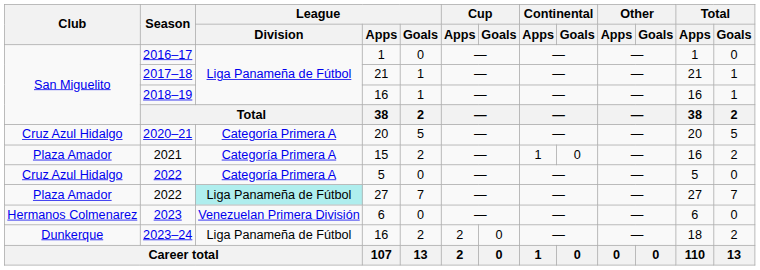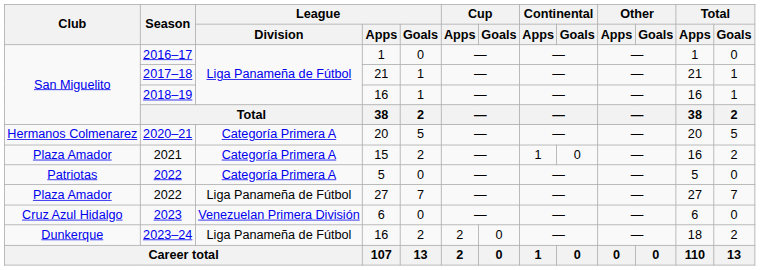(72, 134) Cruz Azul Hidalgo -> (72, 134) Hermanos Colmenarez
(72, 174) Cruz Azul Hidalgo -> (72, 174) Patriotas
(279, 194) paleturquoise background -> (279, 194) no background
(72, 214) Hermanos Colmenarez -> (72, 214) Cruz Azul Hidalgo
